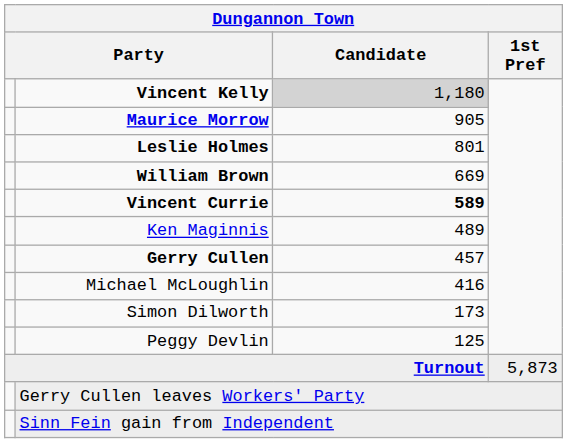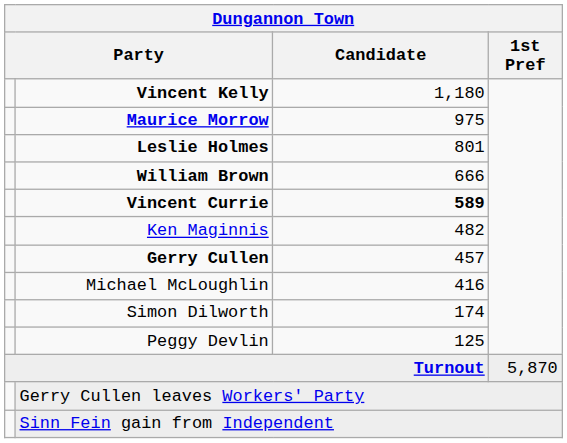(459, 93) lightgrey background -> (459, 93) no background
(470, 121) 905 -> (470, 121) 975
(470, 176) 669 -> (470, 176) 666
(470, 231) 489 -> (470, 231) 482
(470, 313) 173 -> (470, 313) 174
(532, 368) 5,873 -> (532, 368) 5,870
